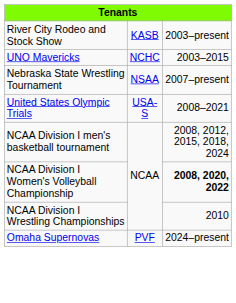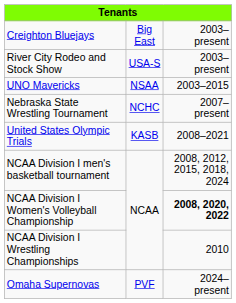+ row: (50, 35)
(145, 35) KASB -> (145, 63) USA-S
(145, 57) NCHC -> (145, 85) NSAA
(145, 80) NSAA -> (145, 108) NCHC
(145, 108) USA-S -> (145, 136) KASB
